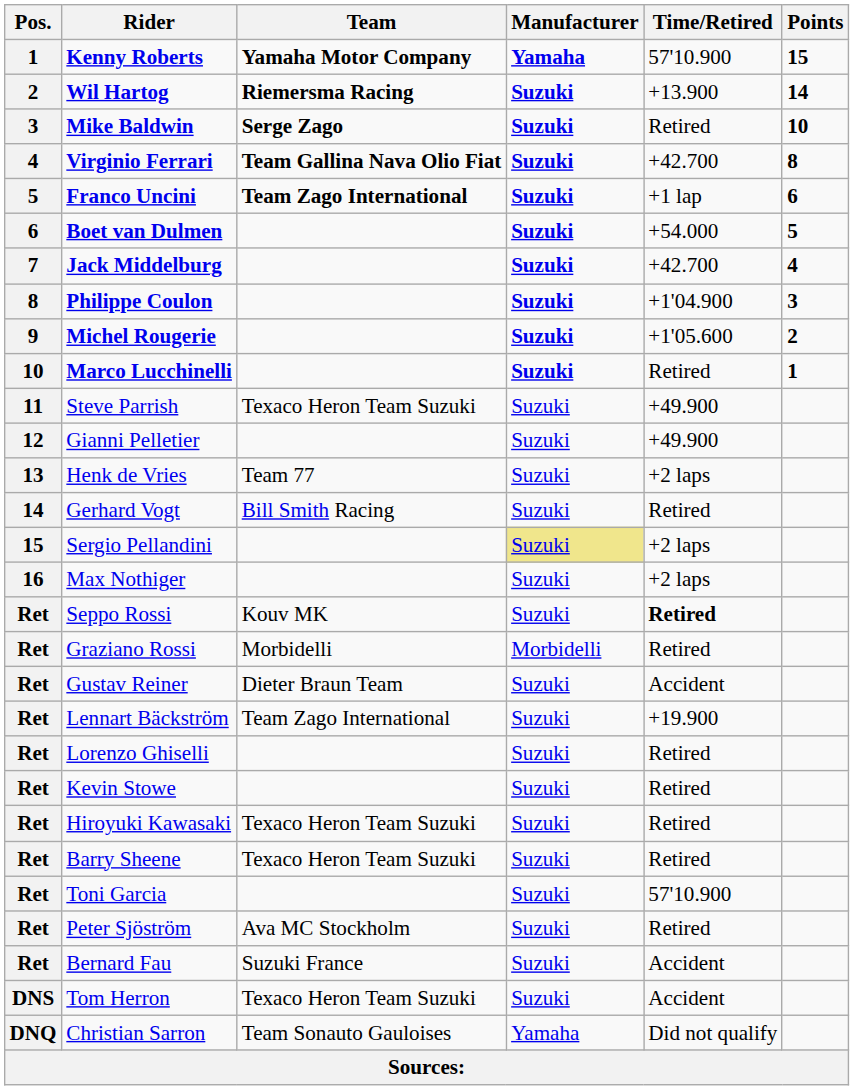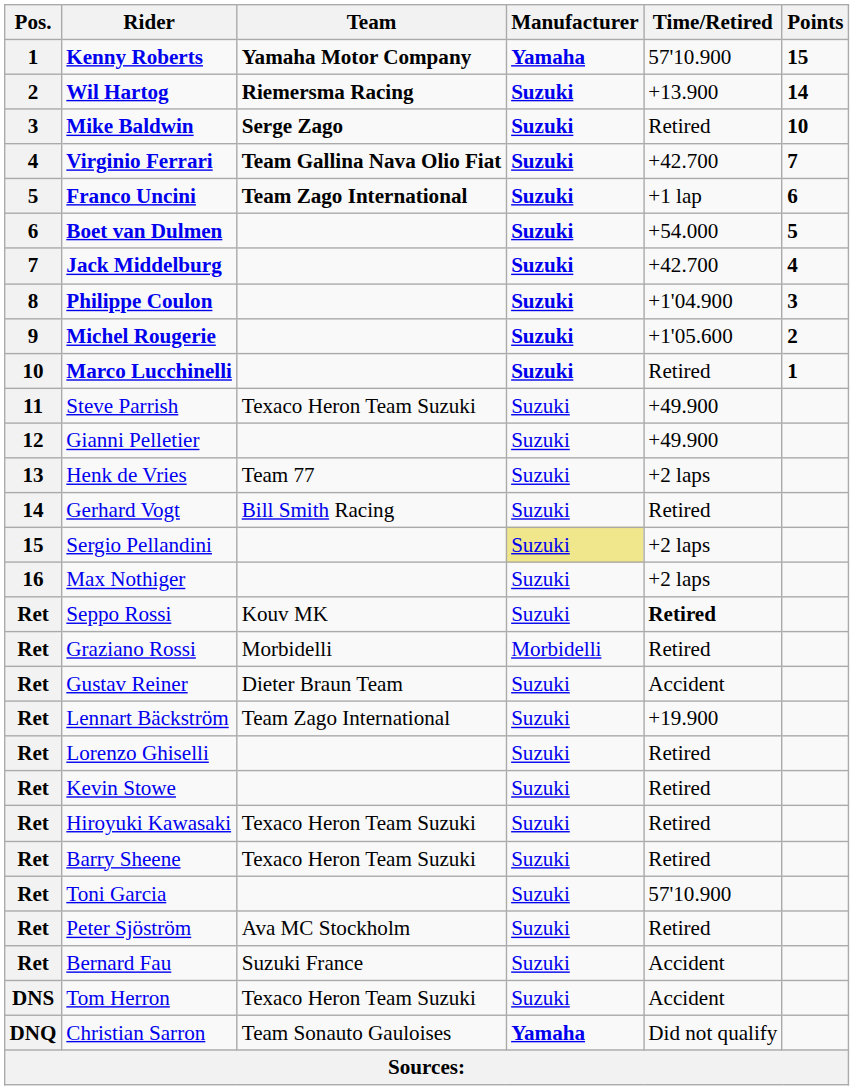(792, 161) 8 -> (792, 161) 7
(545, 1032) normal -> (548, 1032) bold
